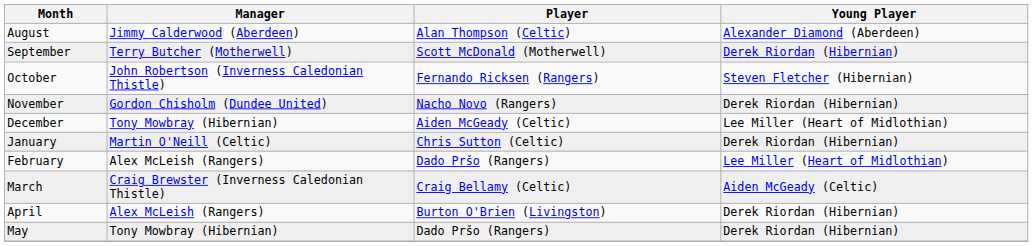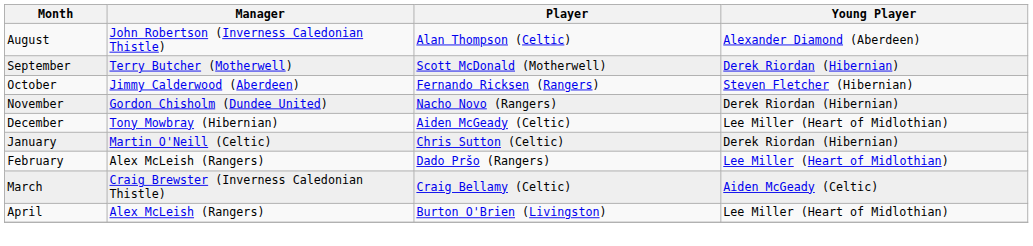(205, 33) Jimmy Calderwood (Aberdeen) -> (236, 40) John Robertson (Inverness Caledonian Thistle)
(236, 78) John Robertson (Inverness Caledonian Thistle) -> (205, 85) Jimmy Calderwood (Aberdeen)
(811, 213) Derek Riordan (Hibernian) -> (836, 213) Lee Miller (Heart of Midlothian)
- row: (18, 232)
